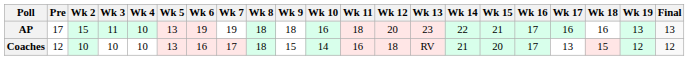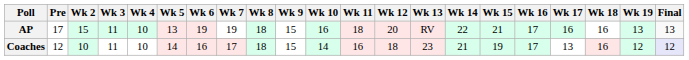(291, 30) 18 -> (291, 30) 15
(428, 30) 23 -> (428, 30) RV
(113, 47) 10 -> (113, 47) 11
(172, 47) 13 -> (172, 47) 14
(428, 47) RV -> (428, 47) 23
(498, 47) 20 -> (498, 47) 19
(603, 47) 15 -> (603, 47) 16
(670, 47) no background -> (670, 47) lavender background
